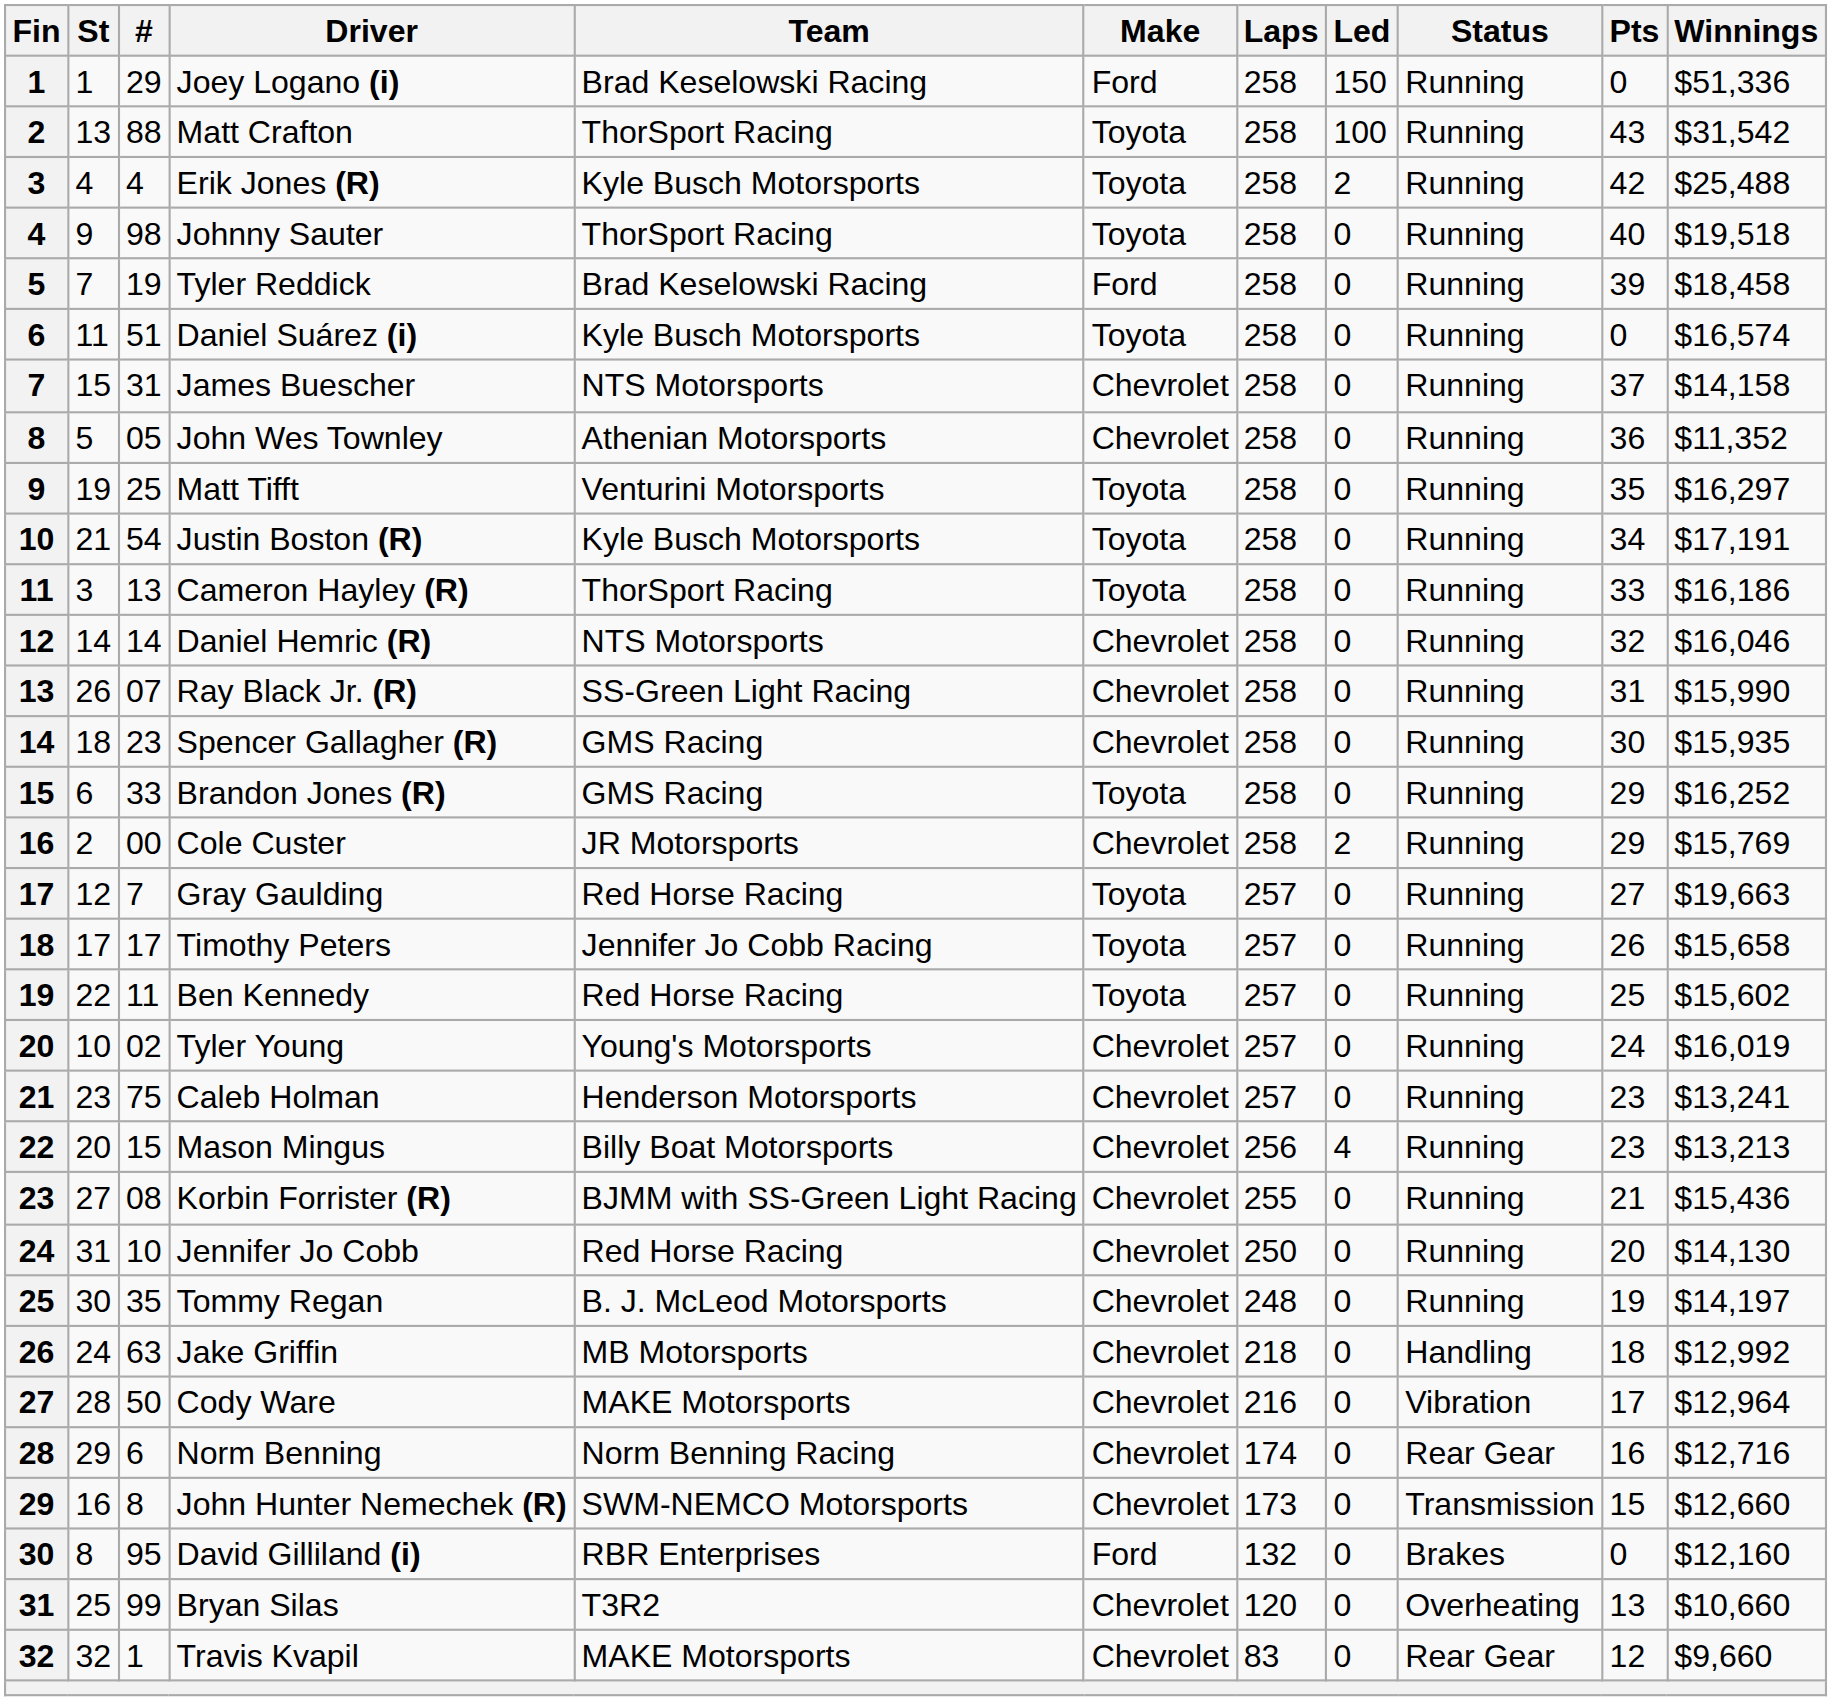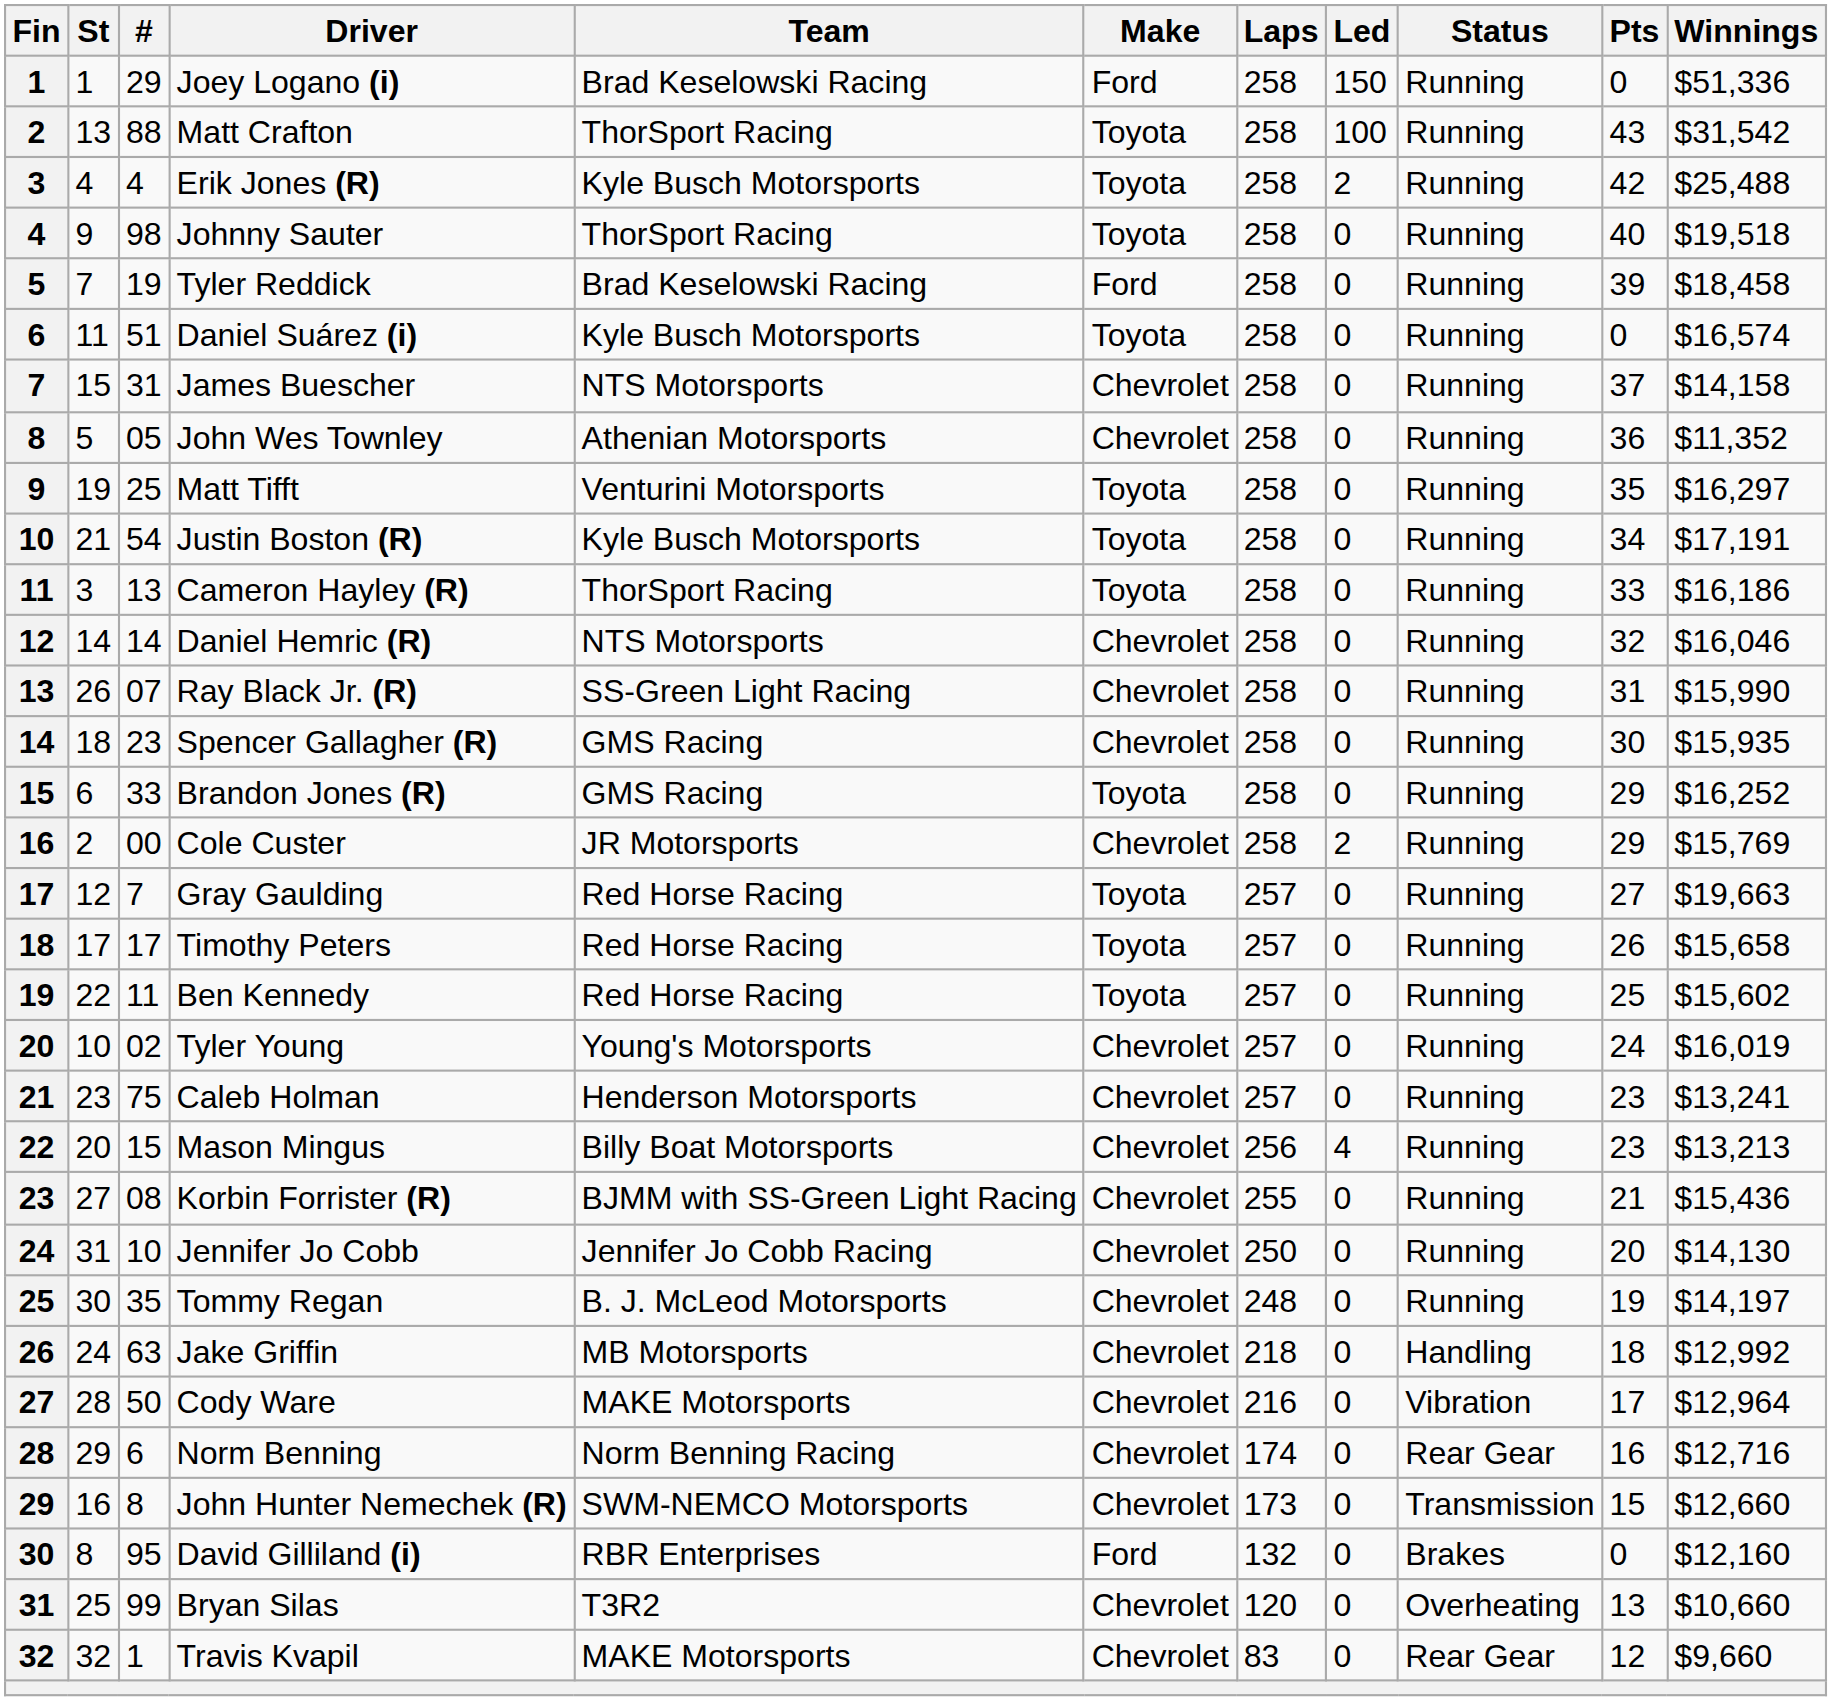(757, 945) Jennifer Jo Cobb Racing -> (713, 945) Red Horse Racing
(713, 1249) Red Horse Racing -> (757, 1249) Jennifer Jo Cobb Racing
